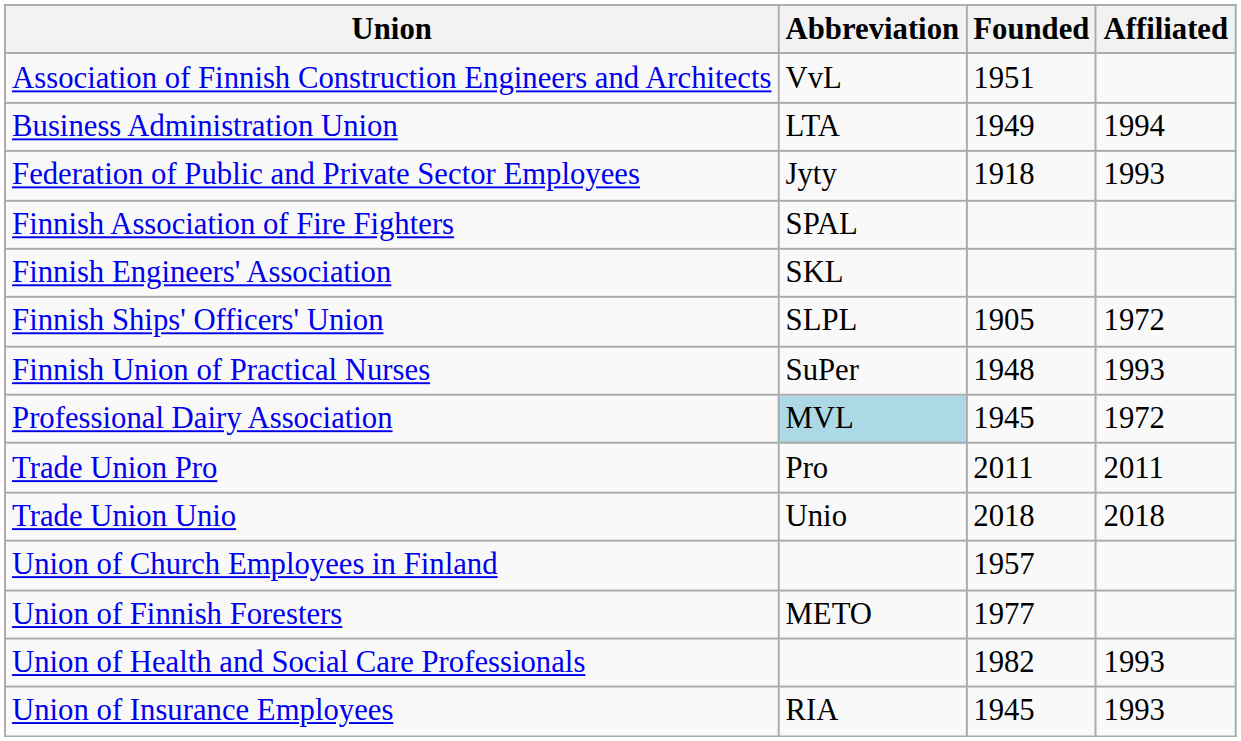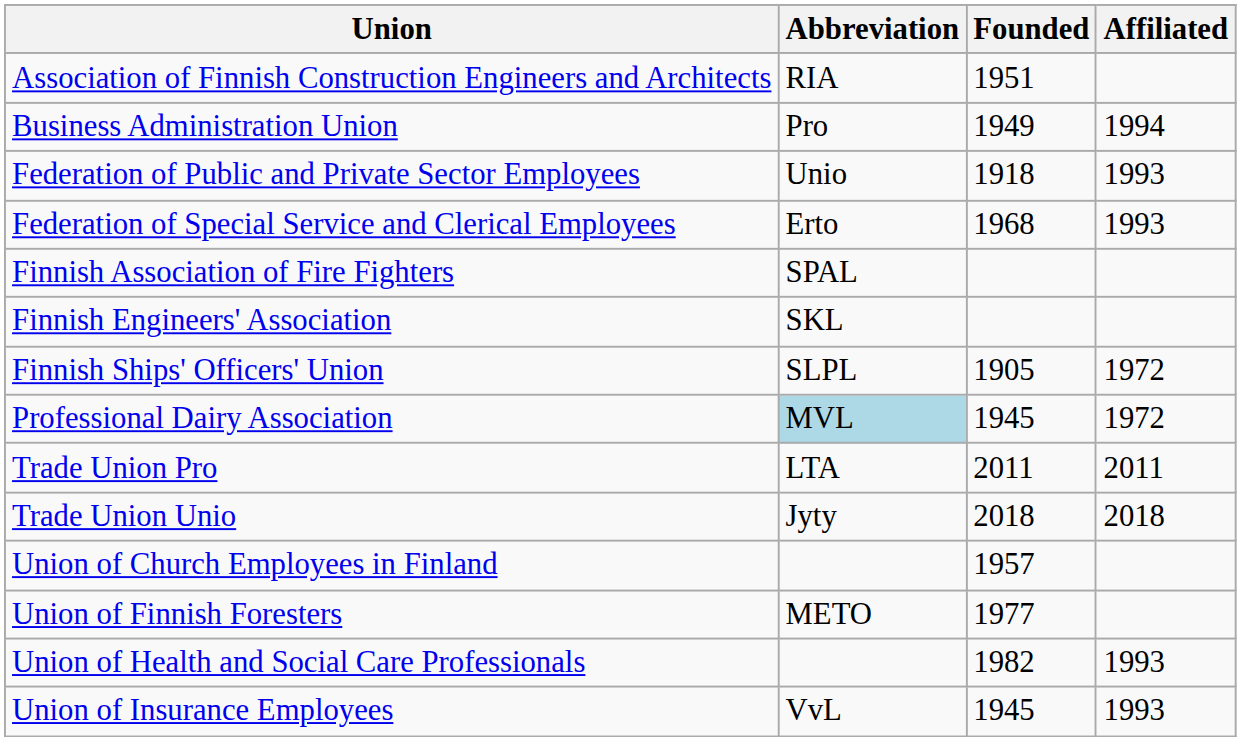(814, 77) VvL -> (812, 77) RIA
(813, 126) LTA -> (807, 126) Pro
(811, 175) Jyty -> (816, 175) Unio
+ row: (344, 223)
- row: (221, 369)
(807, 467) Pro -> (813, 467) LTA
(816, 516) Unio -> (811, 516) Jyty
(812, 710) RIA -> (814, 710) VvL
